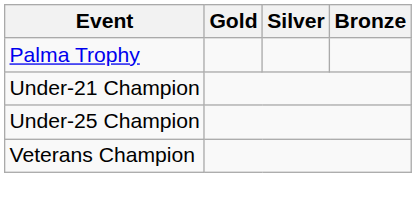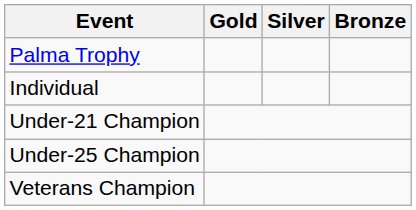+ row: (54, 88)
